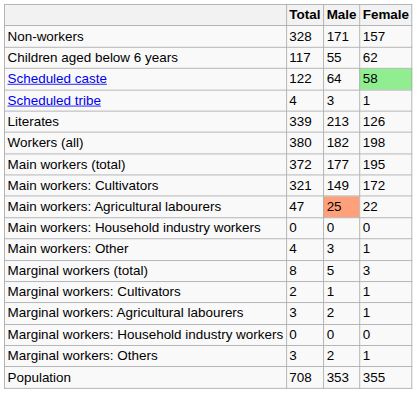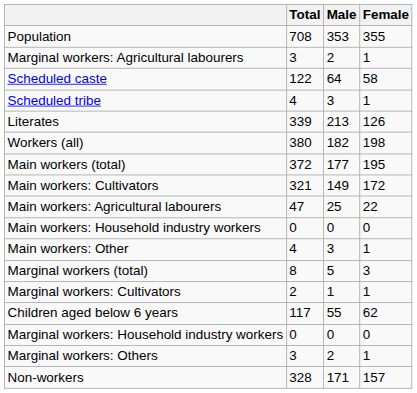rows swapped: (39, 377) <-> (46, 36)
rows swapped: (93, 57) <-> (126, 313)
(370, 79) lightgreen background -> (370, 79) no background
(334, 206) lightsalmon background -> (334, 206) no background
